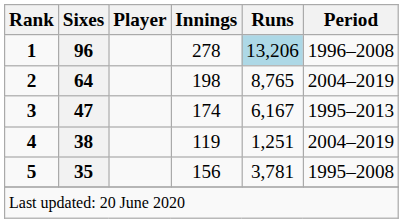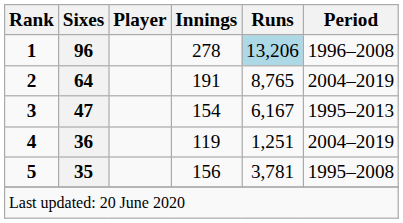(206, 80) 198 -> (206, 80) 191
(206, 111) 174 -> (206, 111) 154
(84, 141) 38 -> (84, 141) 36
